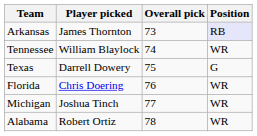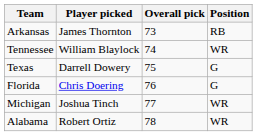(218, 31) lavender background -> (218, 31) no background
(219, 85) WR -> (214, 85) G
